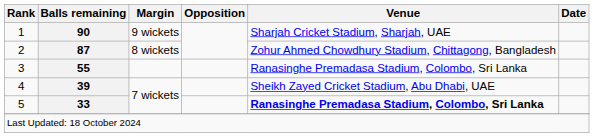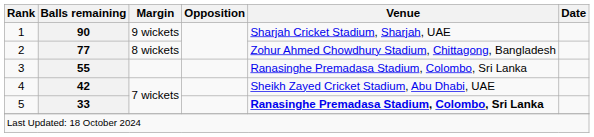(83, 50) 87 -> (83, 50) 77
(83, 86) 39 -> (83, 86) 42
